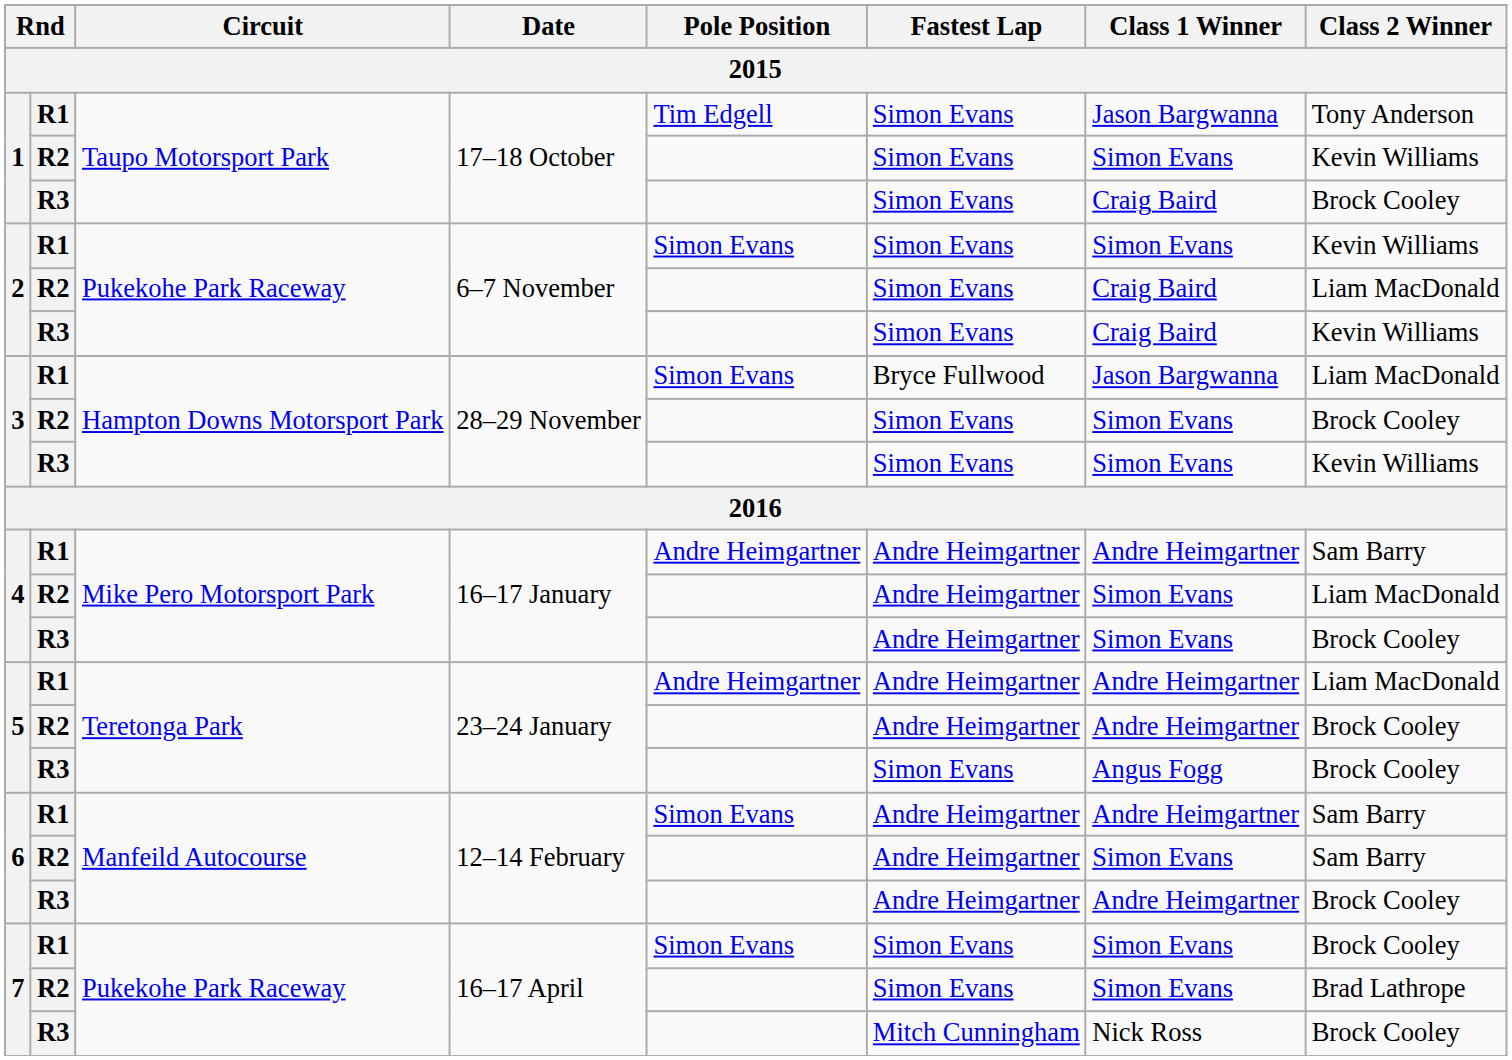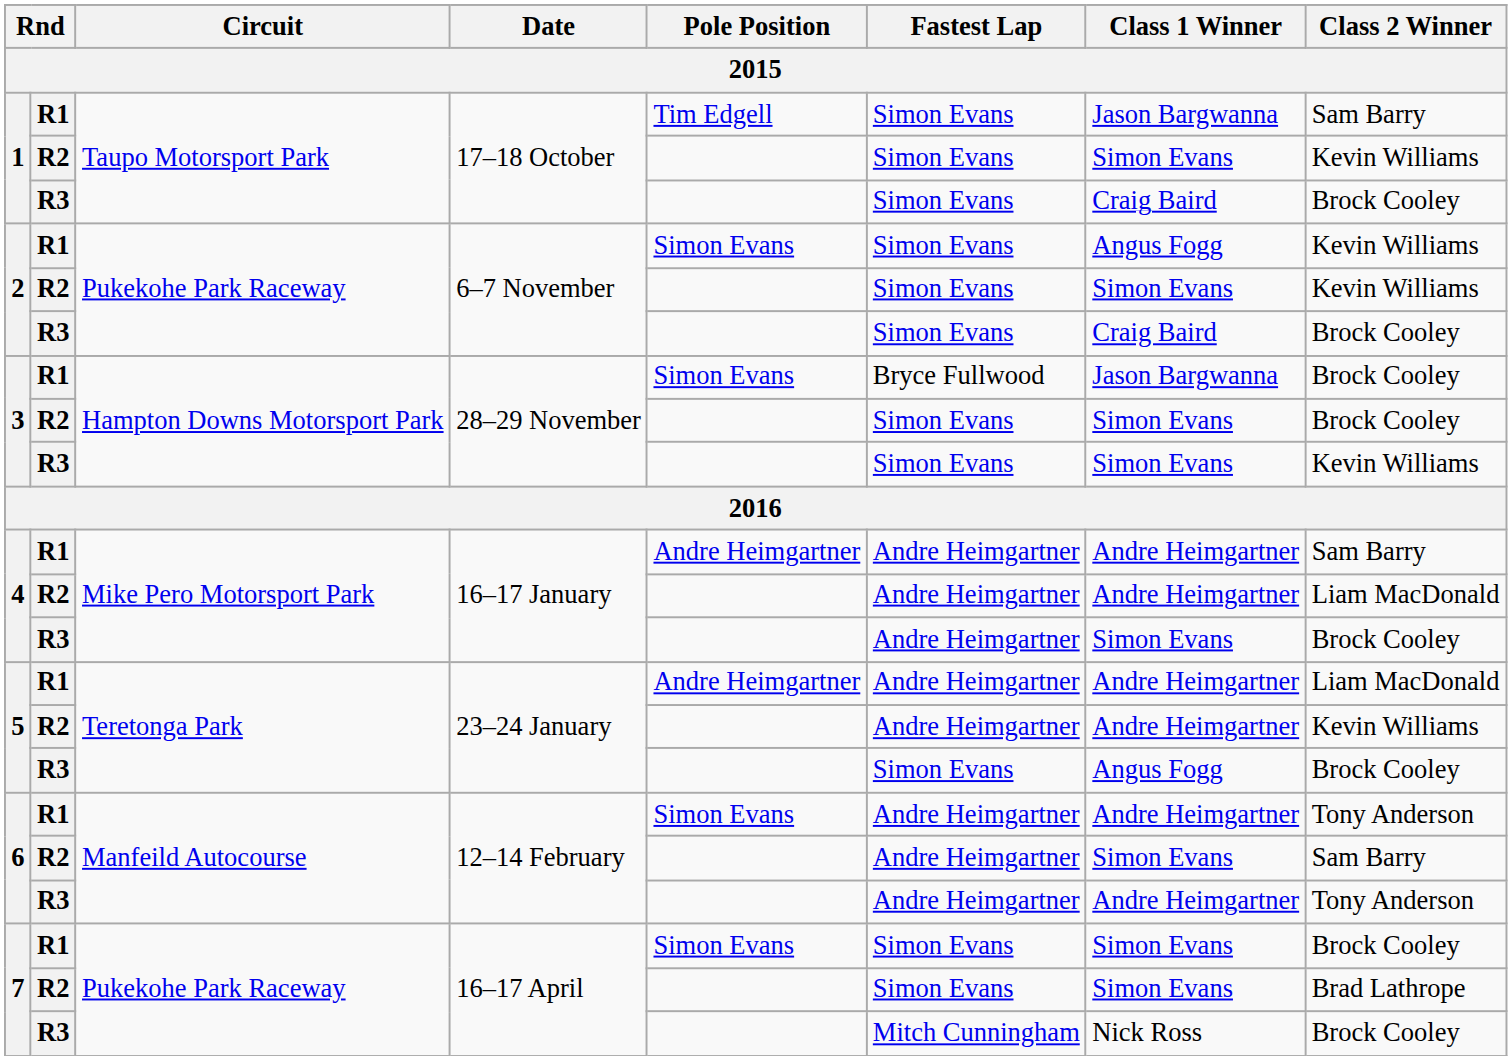(1393, 113) Tony Anderson -> (1369, 113) Sam Barry
(1163, 244) Simon Evans -> (1158, 244) Angus Fogg
(1155, 288) Craig Baird -> (1163, 288) Simon Evans
(1406, 288) Liam MacDonald -> (1395, 288) Kevin Williams
(1395, 332) Kevin Williams -> (1386, 332) Brock Cooley
(1406, 375) Liam MacDonald -> (1386, 375) Brock Cooley
(1163, 594) Simon Evans -> (1196, 594) Andre Heimgartner
(1386, 726) Brock Cooley -> (1395, 726) Kevin Williams
(1369, 813) Sam Barry -> (1393, 813) Tony Anderson
(1386, 901) Brock Cooley -> (1393, 901) Tony Anderson
